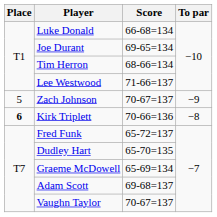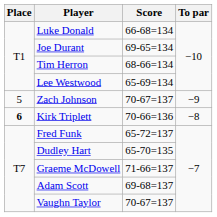(149, 82) 71-66=137 -> (149, 82) 65-69=134
(149, 168) 65-69=134 -> (149, 168) 71-66=137
